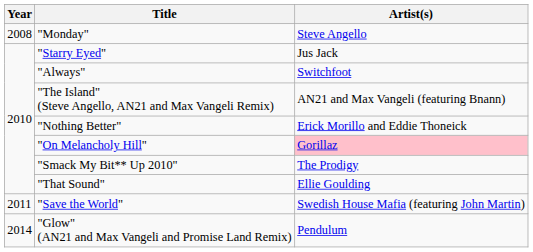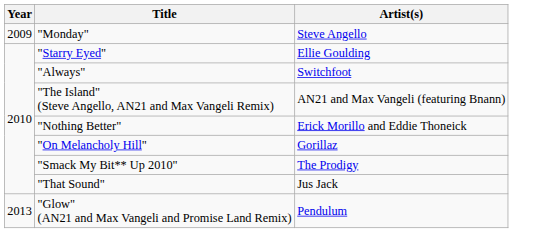(20, 33) 2008 -> (20, 33) 2009
(318, 53) Jus Jack -> (334, 53) Ellie Goulding
(317, 145) pink background -> (317, 145) no background
(334, 184) Ellie Goulding -> (318, 184) Jus Jack
- row: (80, 203)
(20, 230) 2014 -> (20, 210) 2013
